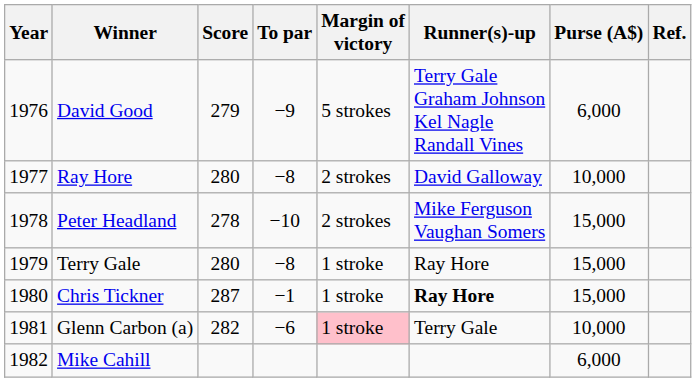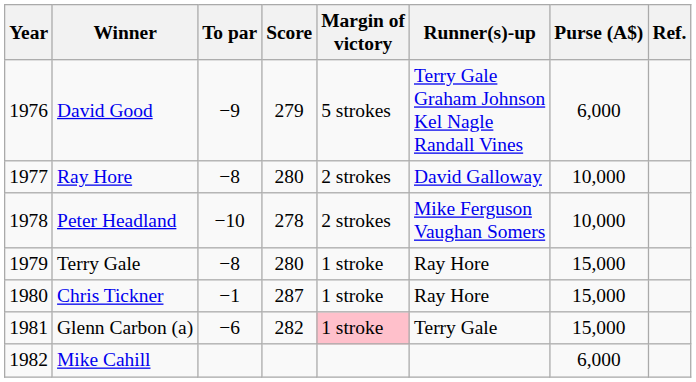columns swapped: (225, 32) <-> (285, 32)
(599, 220) 15,000 -> (599, 220) 10,000
(454, 296) bold -> (452, 296) normal
(599, 328) 10,000 -> (599, 328) 15,000
